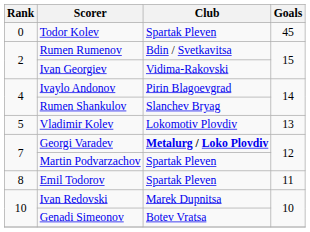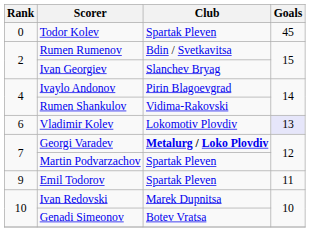(187, 69) Vidima-Rakovski -> (183, 69) Slanchev Bryag
(183, 106) Slanchev Bryag -> (187, 106) Vidima-Rakovski
(21, 124) 5 -> (21, 124) 6
(288, 124) no background -> (288, 124) lavender background
(21, 180) 8 -> (21, 180) 9
